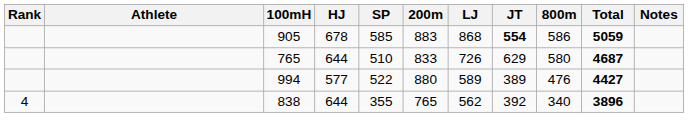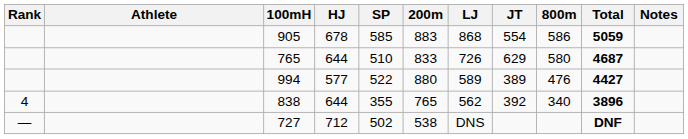(515, 36) bold -> (515, 36) normal
+ row: (289, 123)
